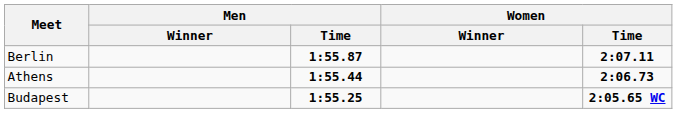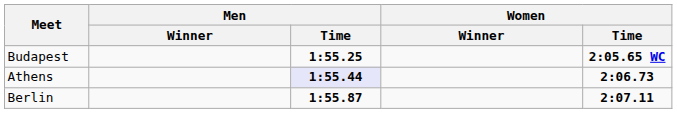rows swapped: (31, 56) <-> (38, 98)
(336, 77) no background -> (336, 77) lavender background
